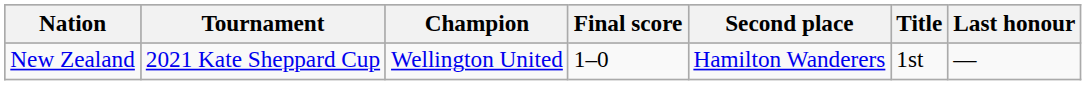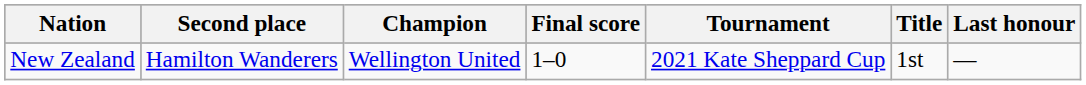columns swapped: (263, 23) <-> (789, 23)
